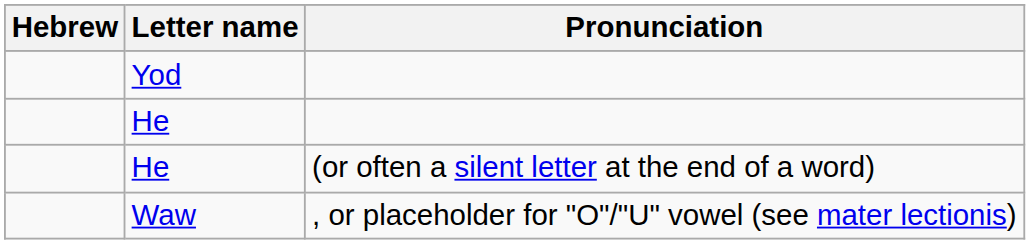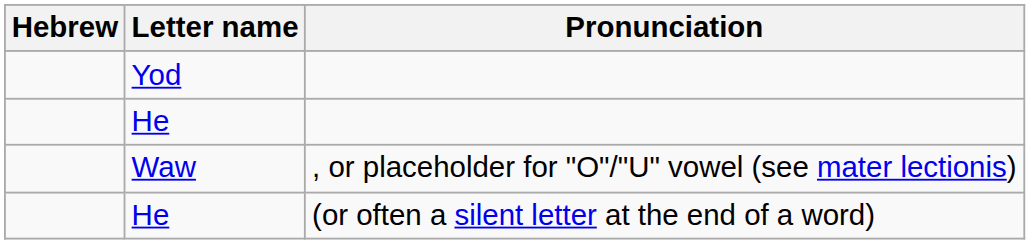rows swapped: (164, 214) <-> (150, 167)
